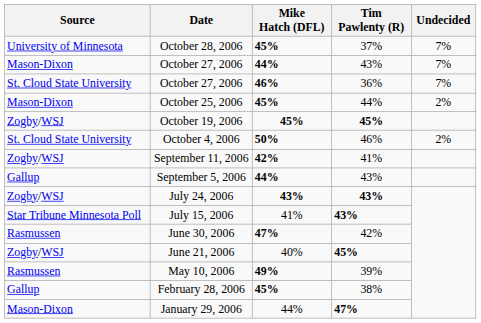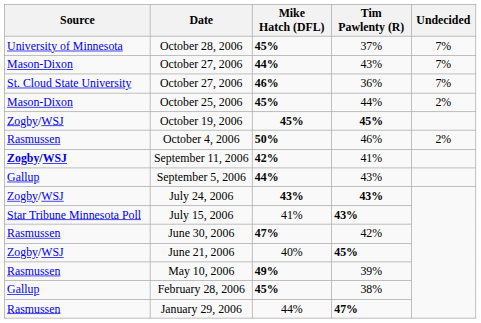(69, 139) St. Cloud State University -> (34, 139) Rasmussen
(35, 158) normal -> (37, 158) bold
(40, 308) Mason-Dixon -> (34, 308) Rasmussen
